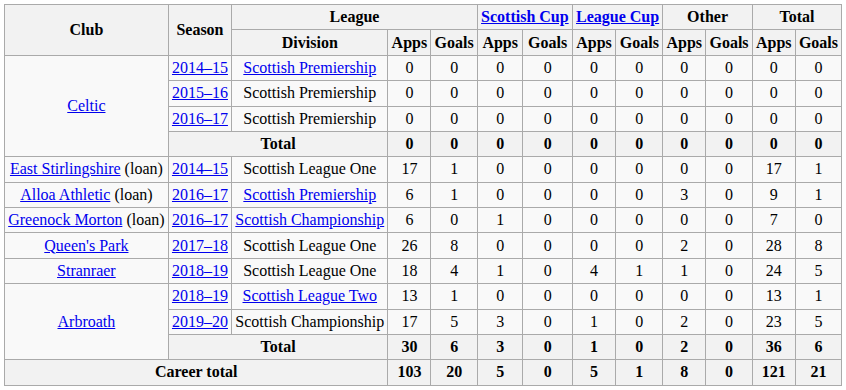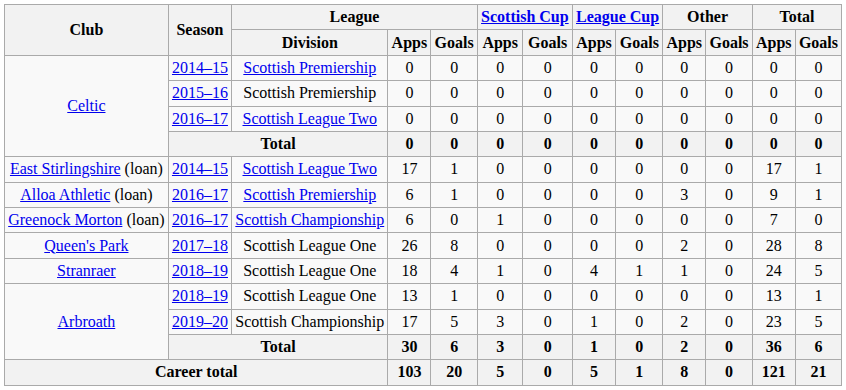(310, 118) Scottish Premiership -> (310, 118) Scottish League Two
(310, 169) Scottish League One -> (310, 169) Scottish League Two
(310, 296) Scottish League Two -> (310, 296) Scottish League One
